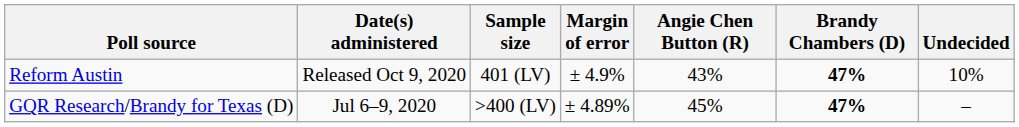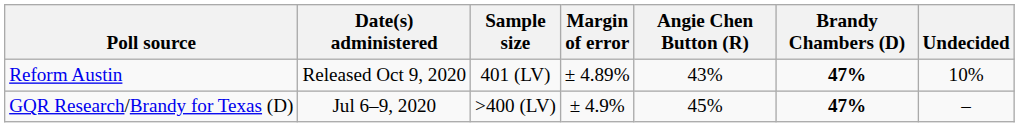(597, 74) ± 4.9% -> (597, 74) ± 4.89%
(597, 106) ± 4.89% -> (597, 106) ± 4.9%
